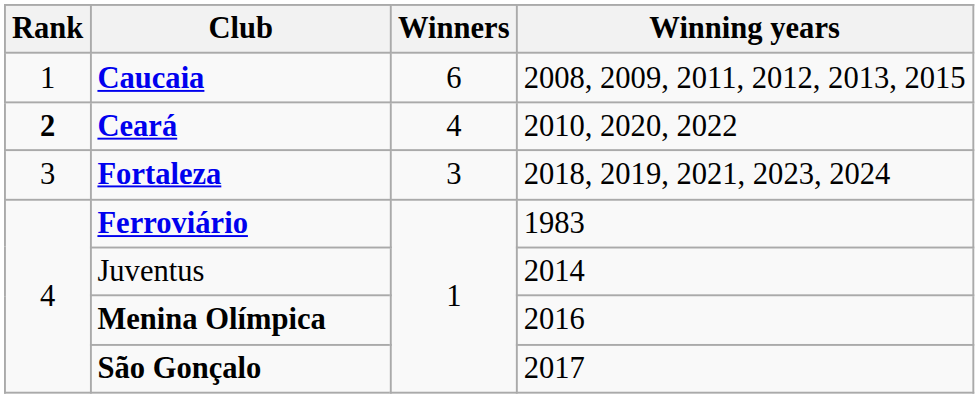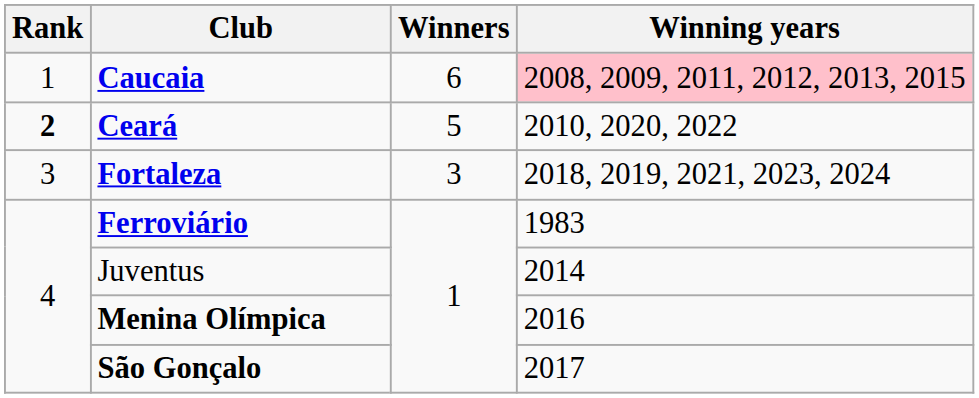(745, 77) no background -> (745, 77) pink background
(454, 125) 4 -> (454, 125) 5
